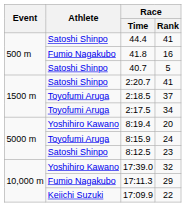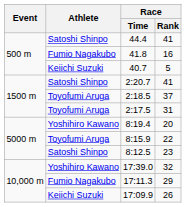(78, 68) Satoshi Shinpo -> (76, 68) Keiichi Suzuki
(168, 110) 34 -> (168, 110) 31
(168, 139) 24 -> (168, 139) 22
(168, 195) 22 -> (168, 195) 26
